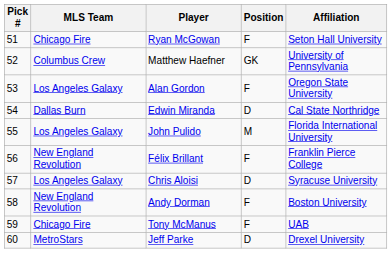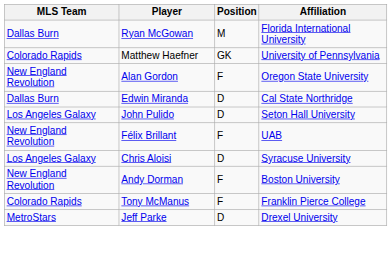- column: (18, 18)
(62, 39) Chicago Fire -> (33, 34) Dallas Burn
(247, 39) F -> (221, 34) M
(335, 39) Seton Hall University -> (306, 34) Florida International University
(69, 61) Columbus Crew -> (44, 55) Colorado Rapids
(78, 88) Los Angeles Galaxy -> (37, 77) New England Revolution
(248, 132) M -> (221, 115) D
(333, 132) Florida International University -> (308, 115) Seton Hall University
(322, 159) Franklin Pierce College -> (272, 136) UAB
(62, 224) Chicago Fire -> (44, 201) Colorado Rapids
(298, 224) UAB -> (313, 201) Franklin Pierce College
